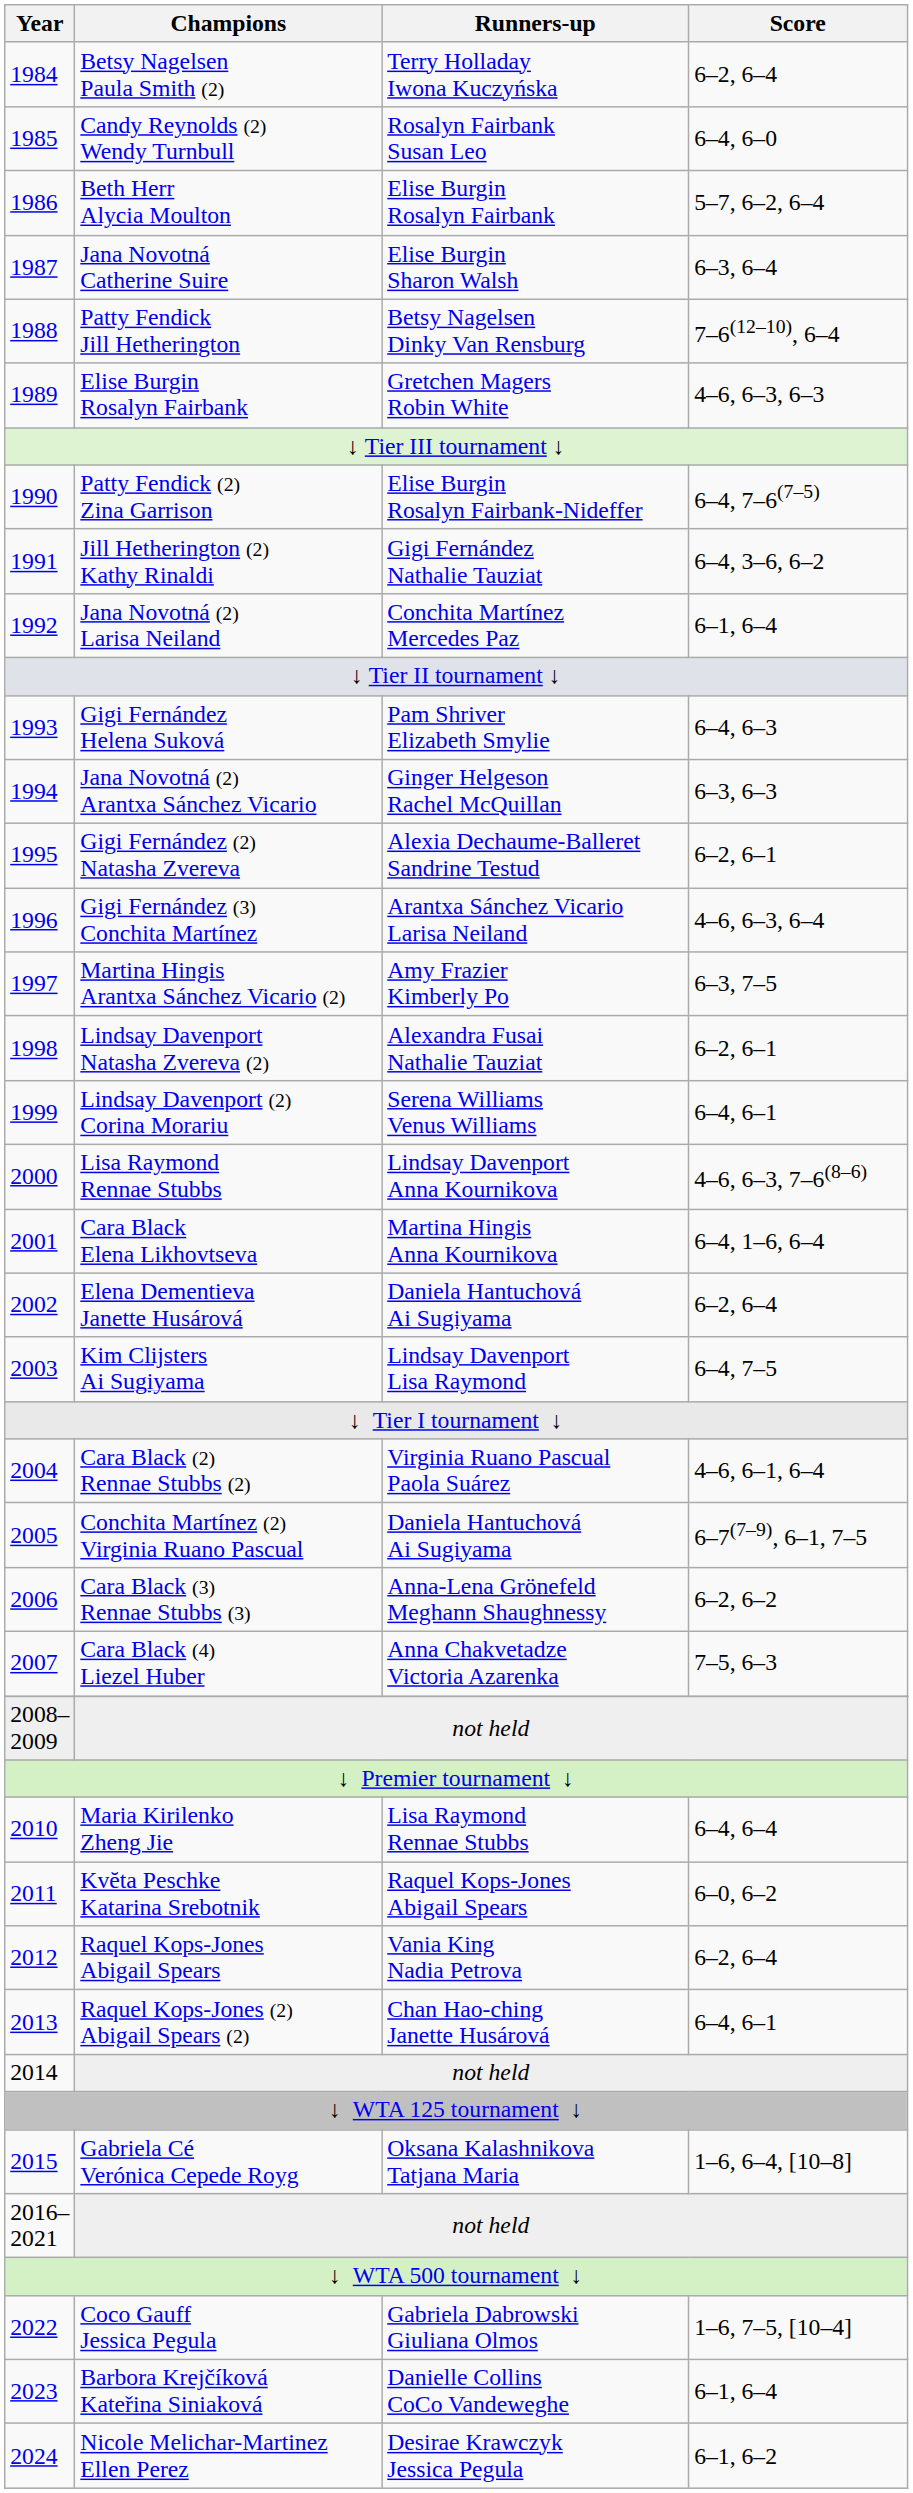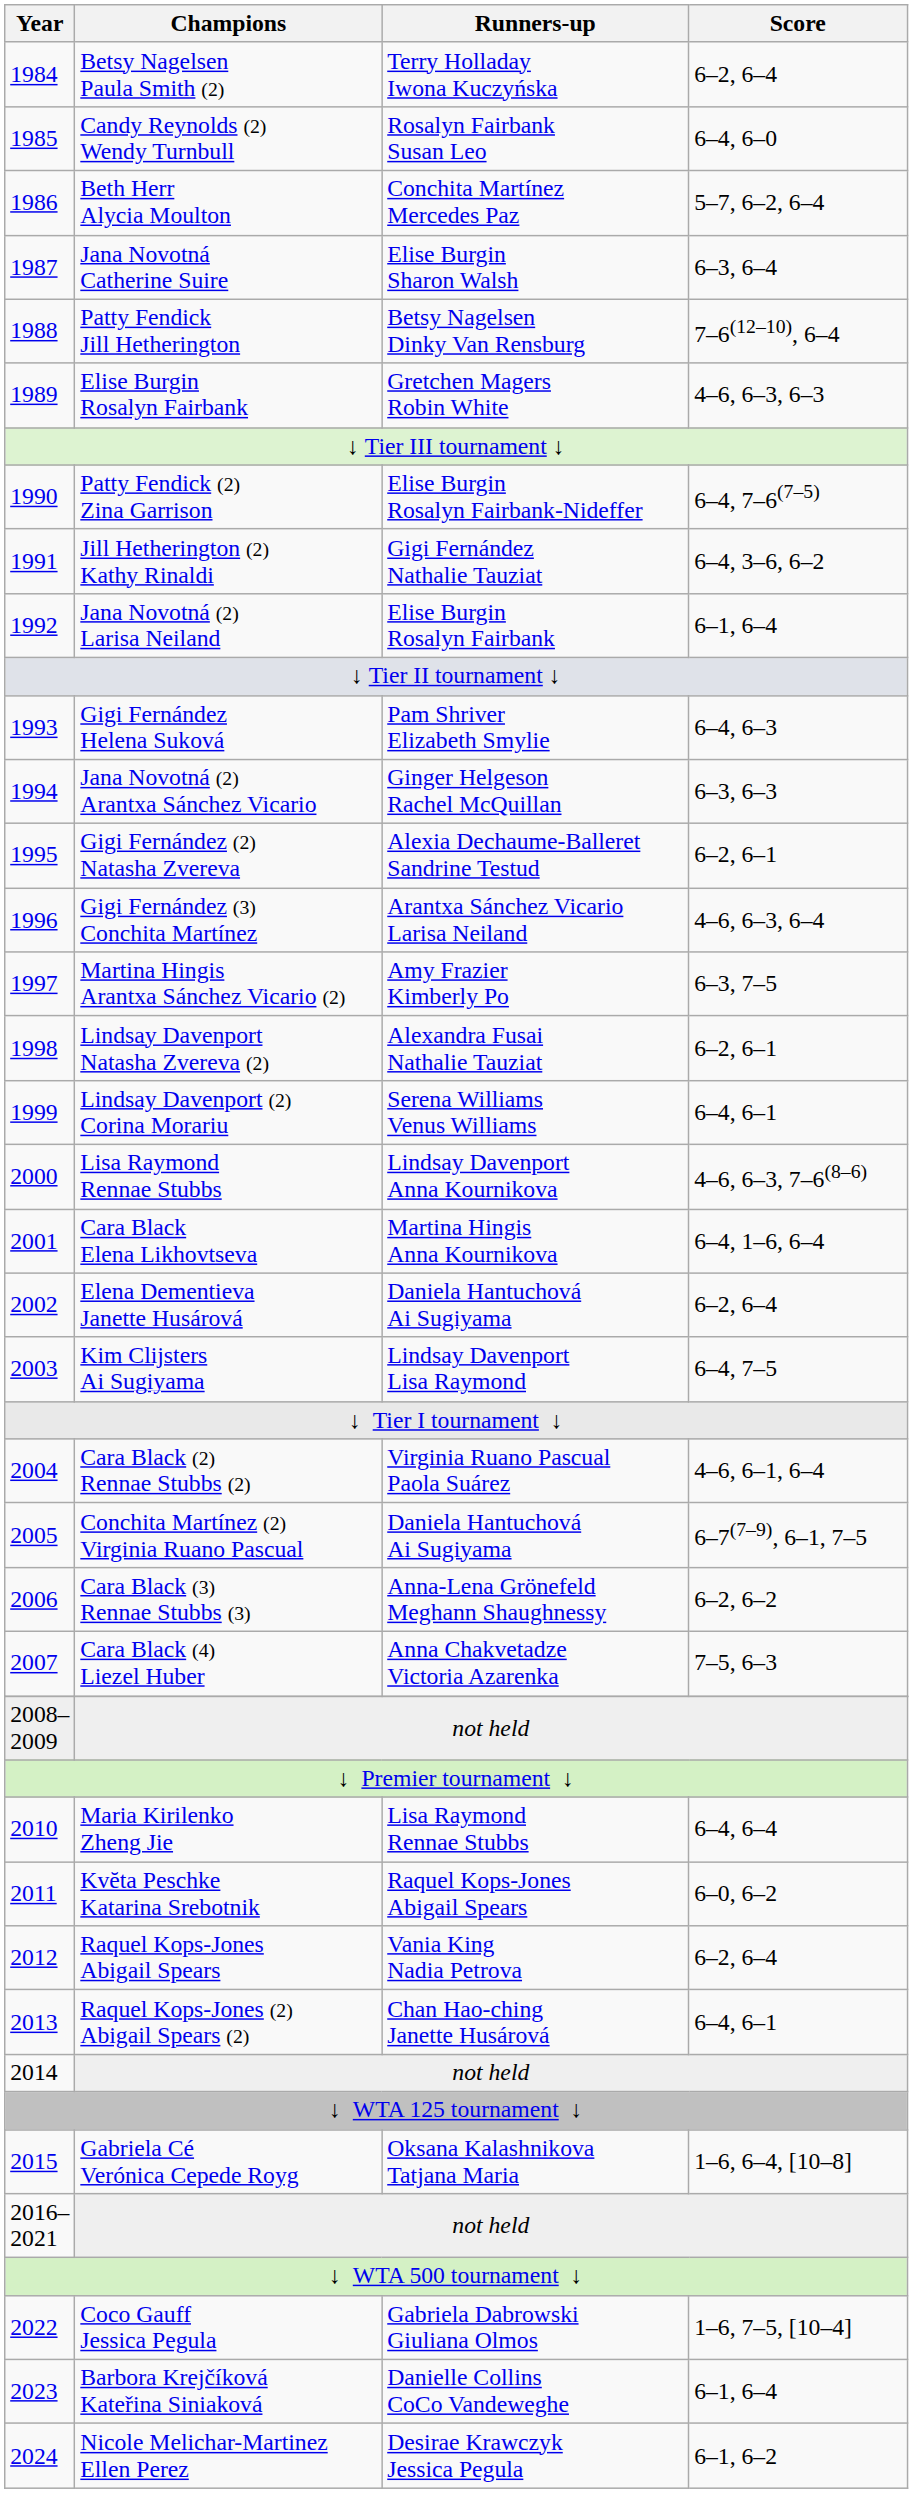(471, 202) Elise Burgin Rosalyn Fairbank -> (476, 202) Conchita Martínez Mercedes Paz
(476, 625) Conchita Martínez Mercedes Paz -> (471, 625) Elise Burgin Rosalyn Fairbank
